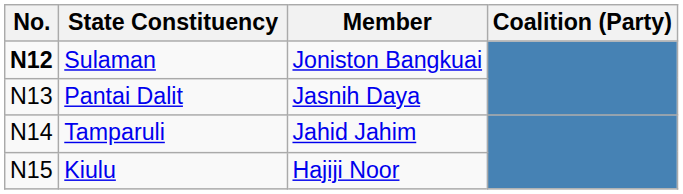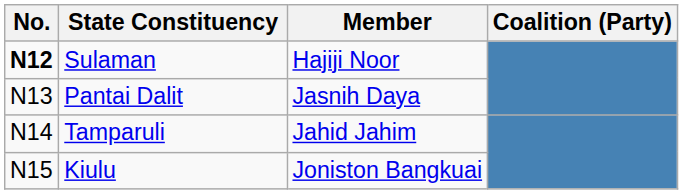(387, 59) Joniston Bangkuai -> (346, 59) Hajiji Noor
(346, 170) Hajiji Noor -> (387, 170) Joniston Bangkuai
